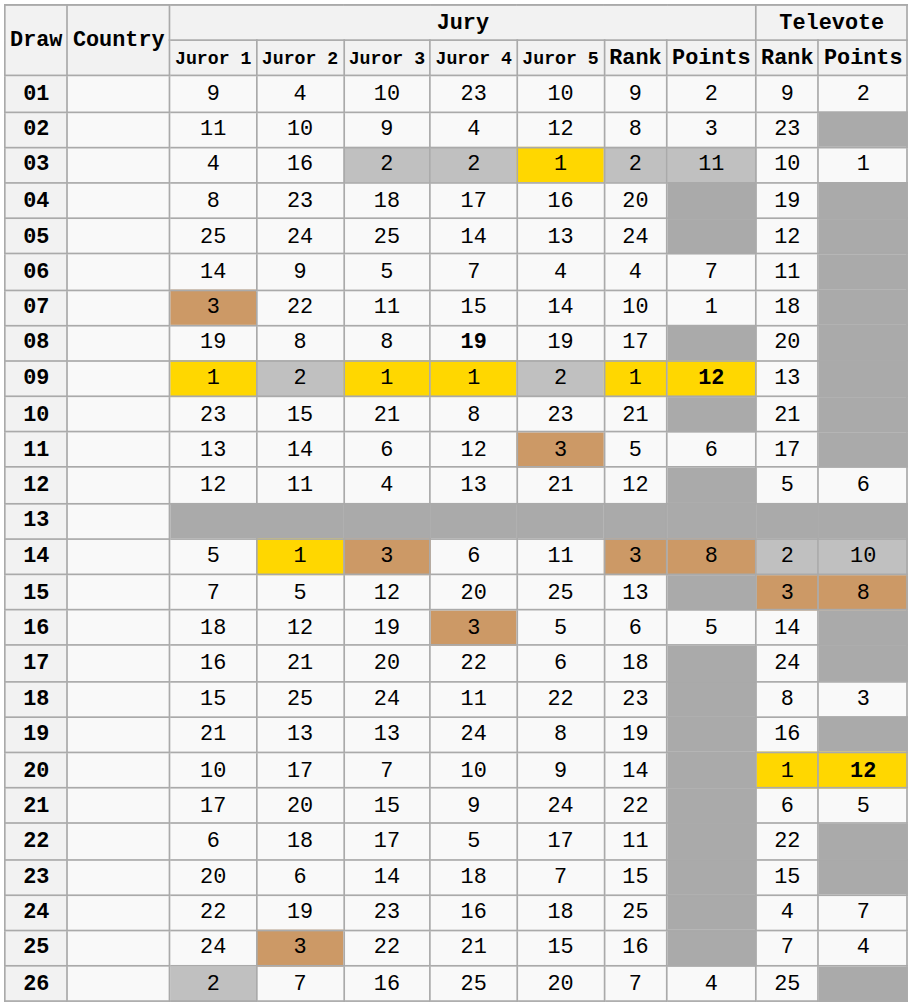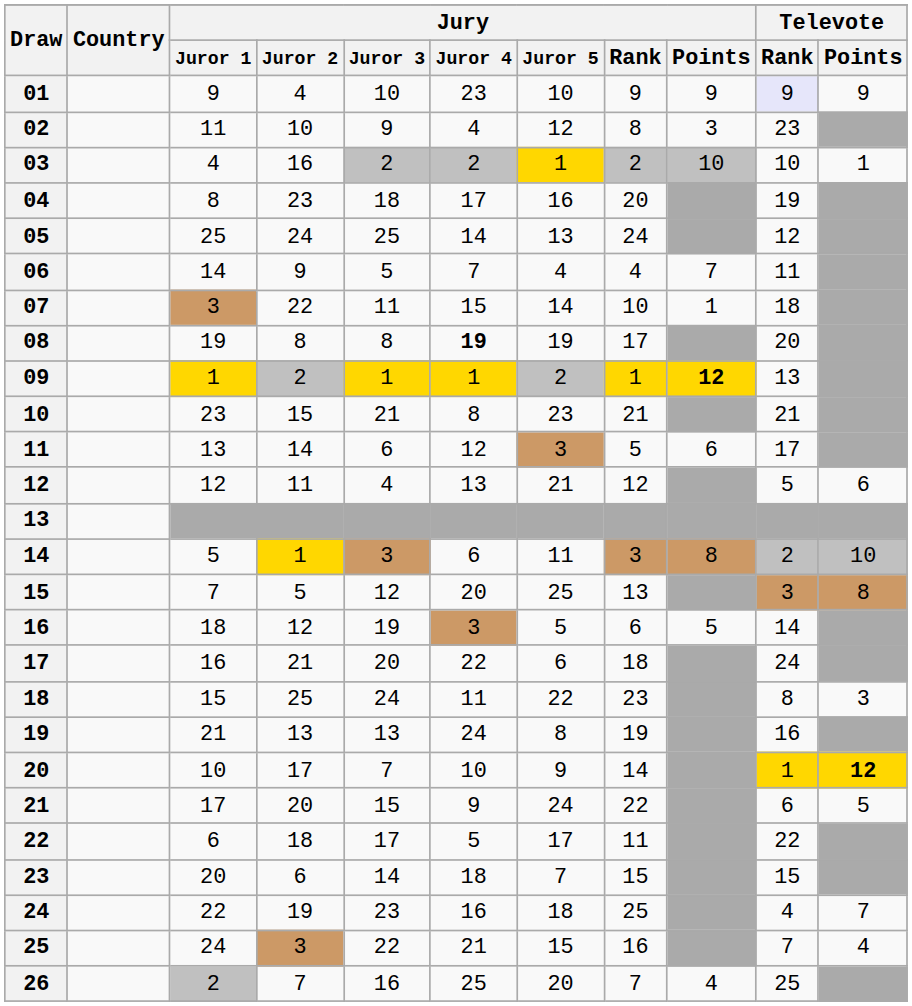(711, 94) 2 -> (711, 94) 9
(787, 94) no background -> (787, 94) lavender background
(863, 94) 2 -> (863, 94) 9
(711, 165) 11 -> (711, 165) 10
